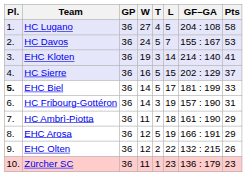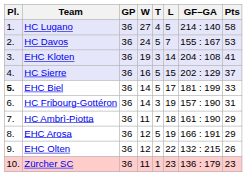(200, 27) 204 : 108 -> (200, 27) 214 : 140
(200, 57) 214 : 140 -> (200, 57) 204 : 108
